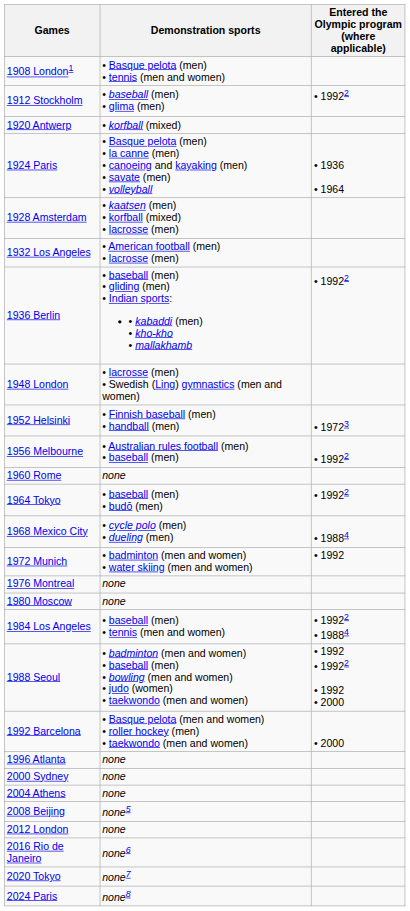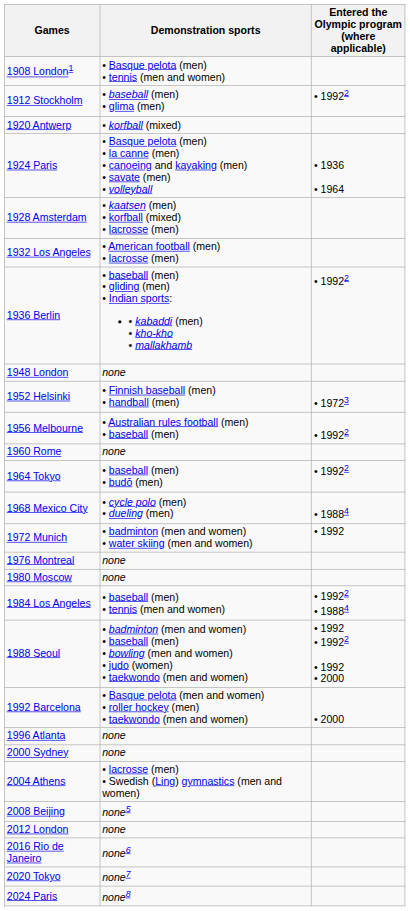(192, 384) • lacrosse (men) • Swedish (Ling) gymnastics (men and women) -> (114, 372) none
(114, 793) none -> (192, 781) • lacrosse (men) • Swedish (Ling) gymnastics (men and women)
